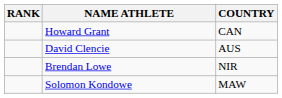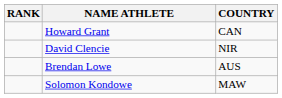(229, 48) AUS -> (228, 48) NIR
(228, 66) NIR -> (229, 66) AUS
